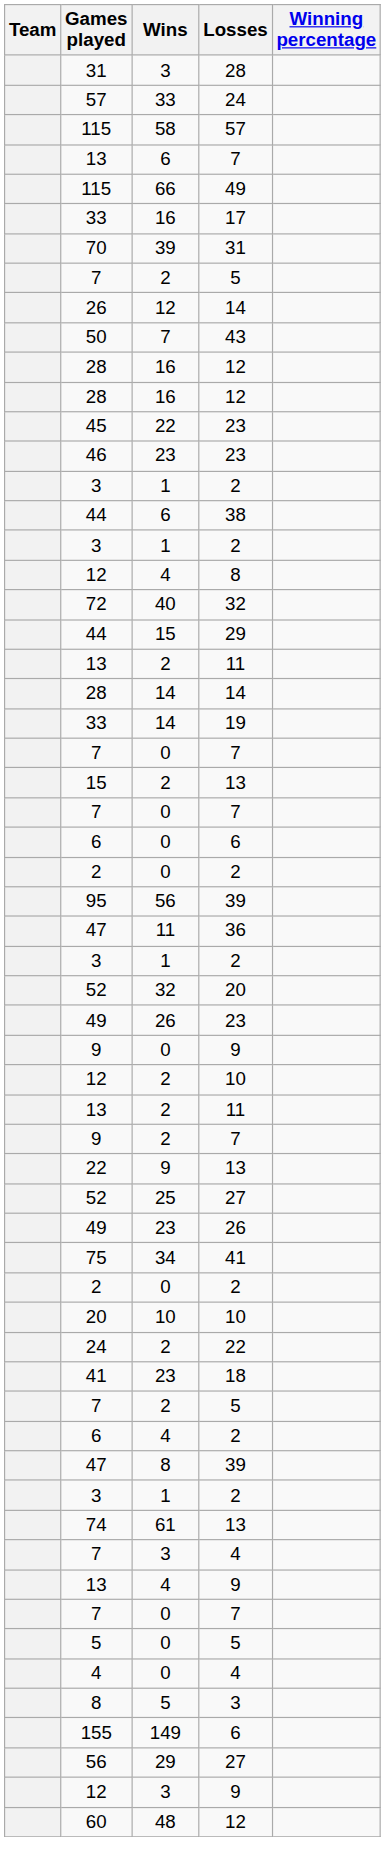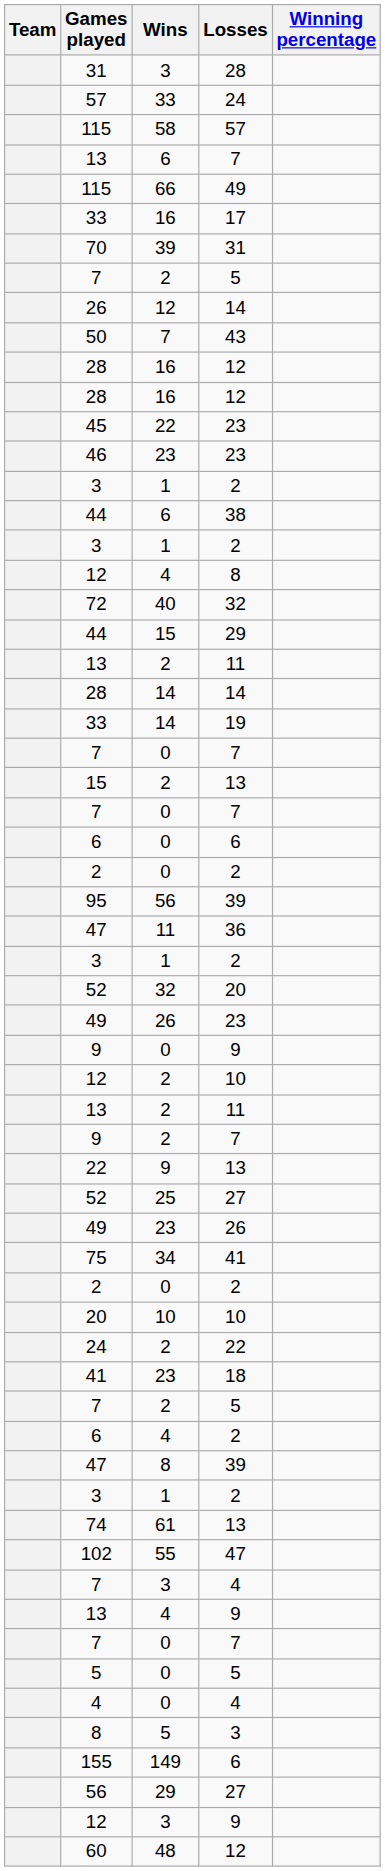+ row: (96, 1554)
